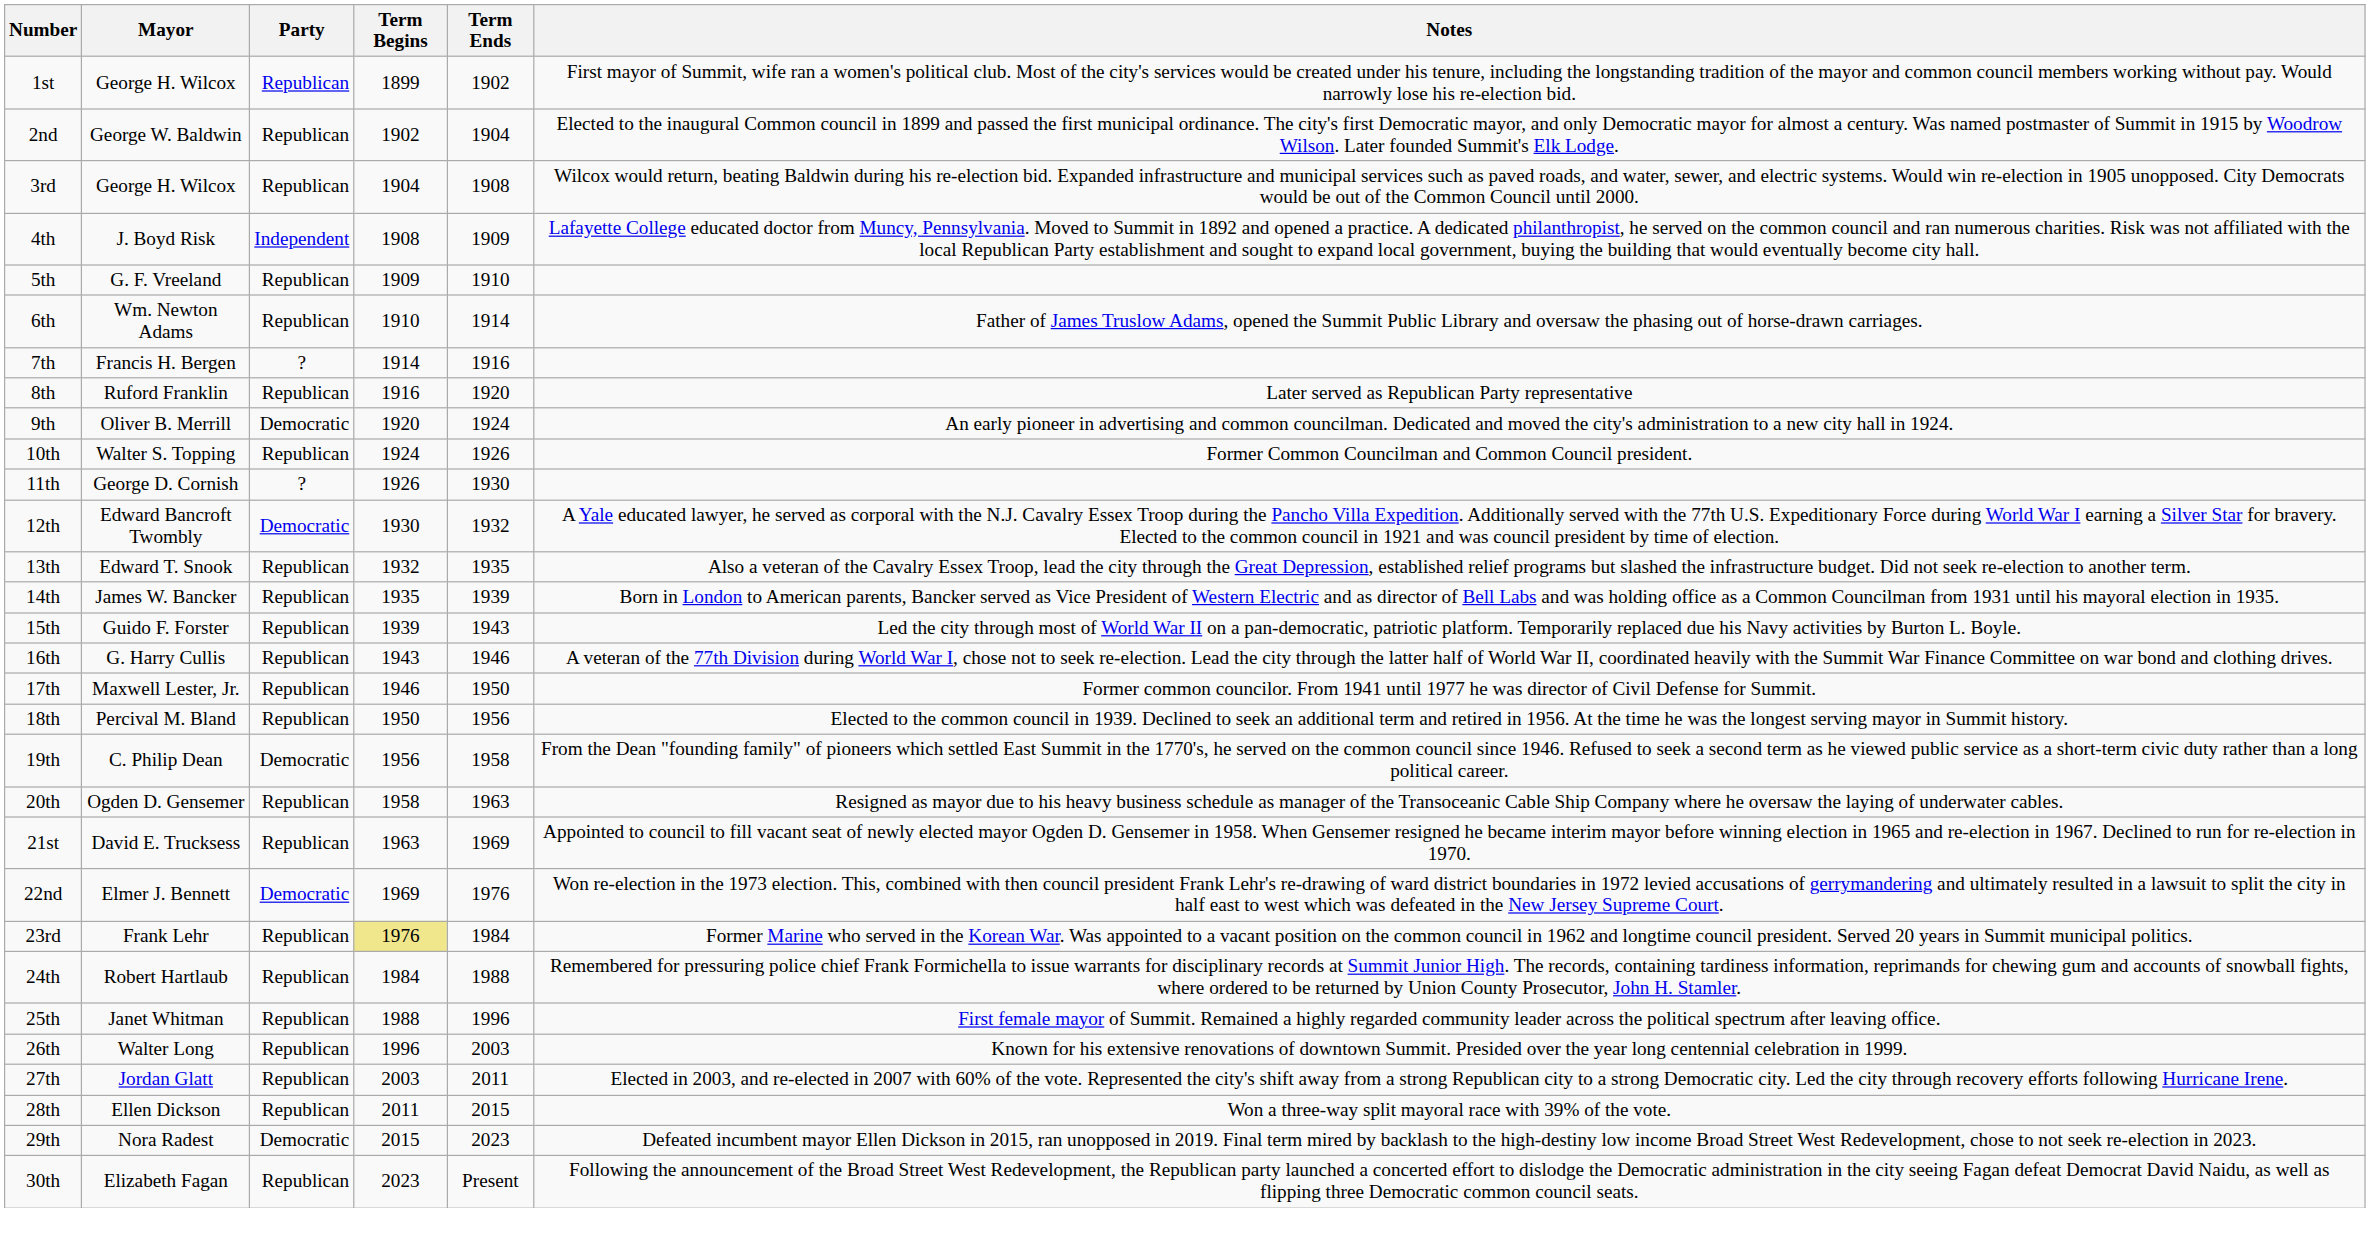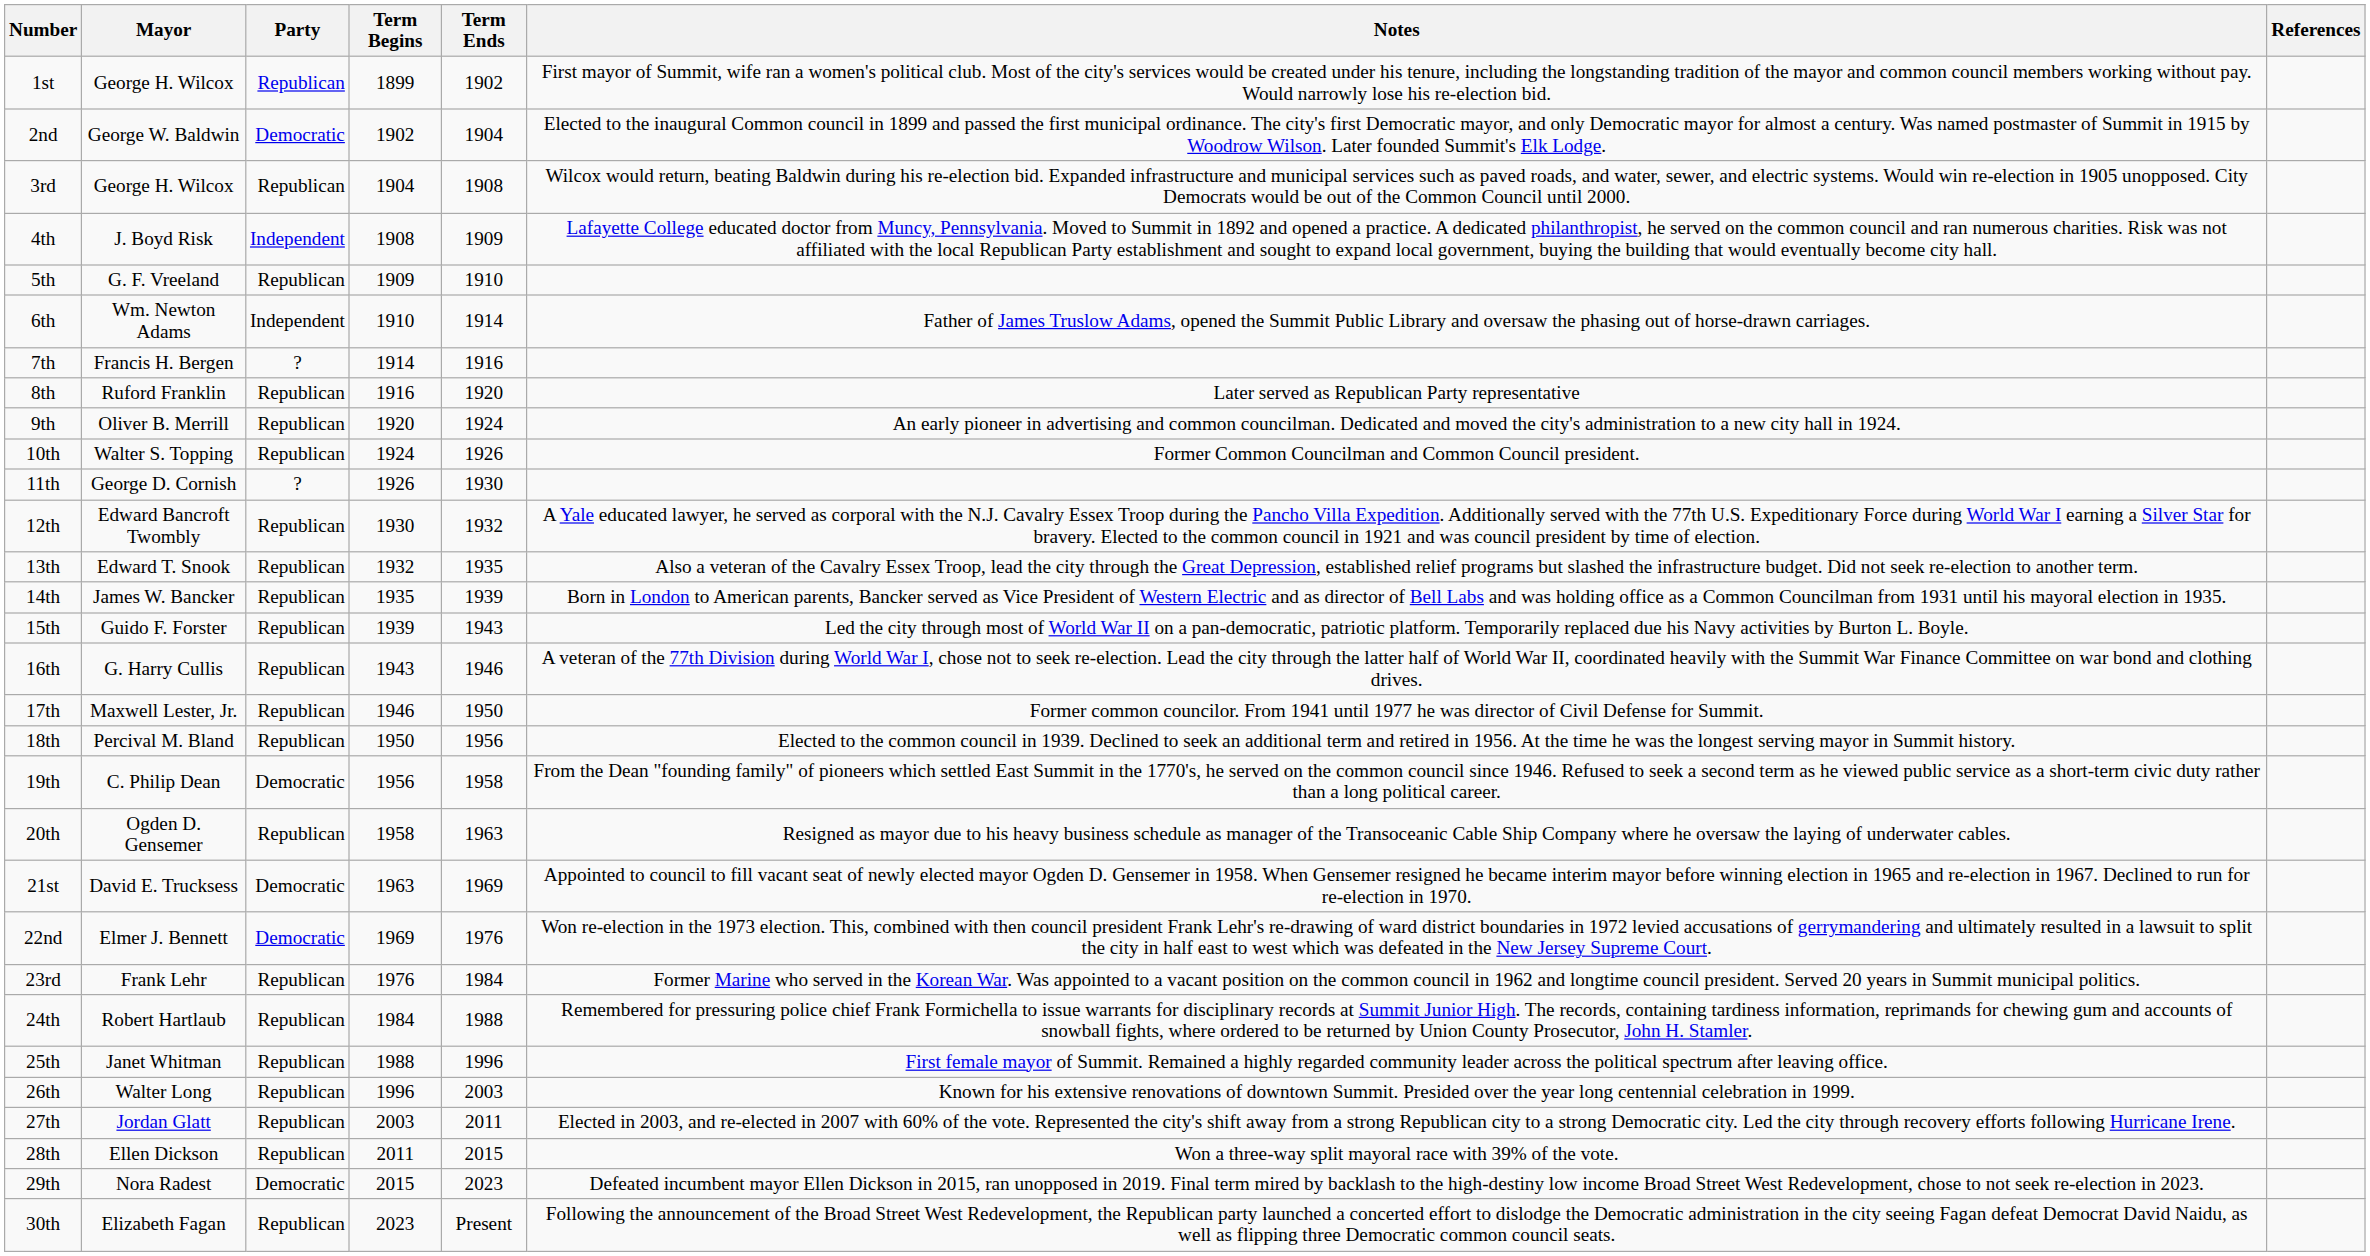+ column: (2316, 30)
(306, 134) Republican -> (300, 134) Democratic
(306, 321) Republican -> (297, 321) Independent
(304, 423) Democratic -> (301, 423) Republican
(304, 525) Democratic -> (301, 525) Republican
(306, 842) Republican -> (300, 885) Democratic
(400, 936) khaki background -> (395, 979) no background
